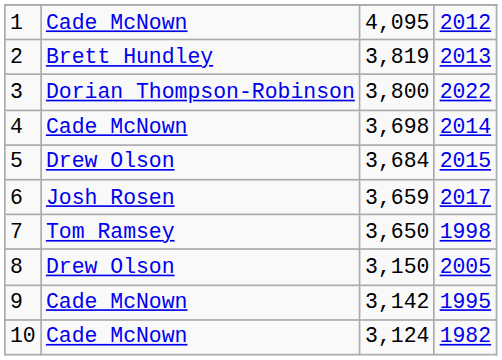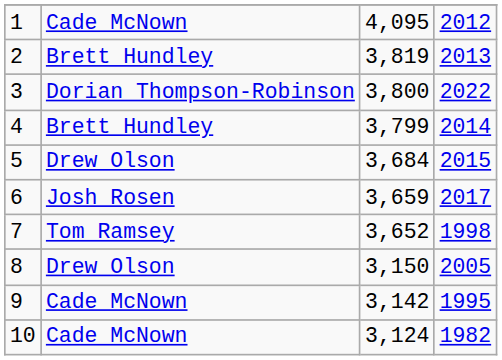(117, 127) Cade McNown -> (130, 127) Brett Hundley
(397, 127) 3,698 -> (397, 127) 3,799
(397, 232) 3,650 -> (397, 232) 3,652
